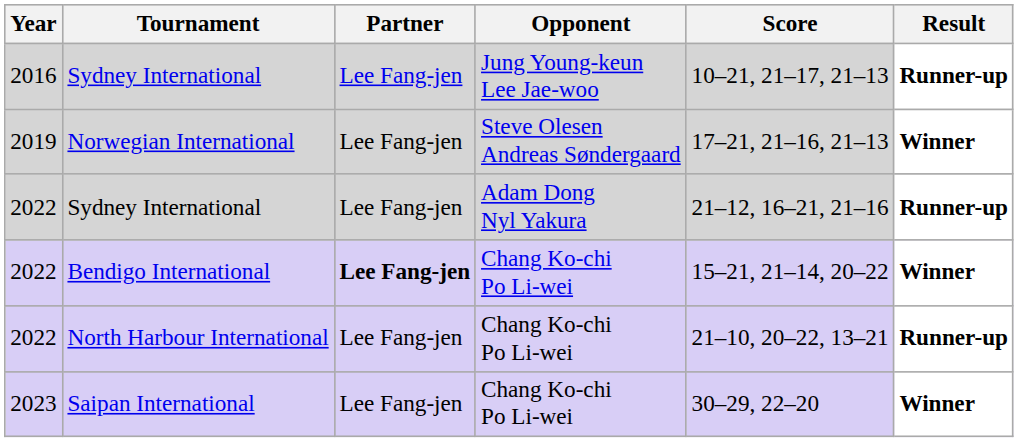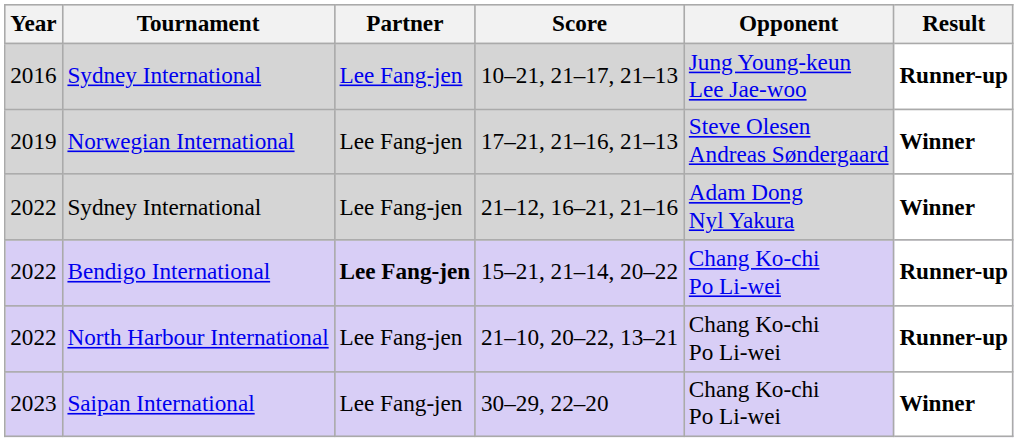columns swapped: (581, 24) <-> (790, 24)
(954, 207) Runner-up -> (937, 207) Winner
(937, 272) Winner -> (954, 272) Runner-up
